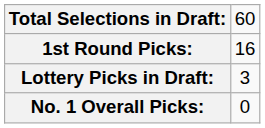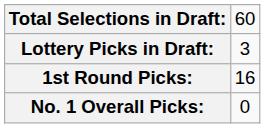rows swapped: (117, 78) <-> (117, 48)
